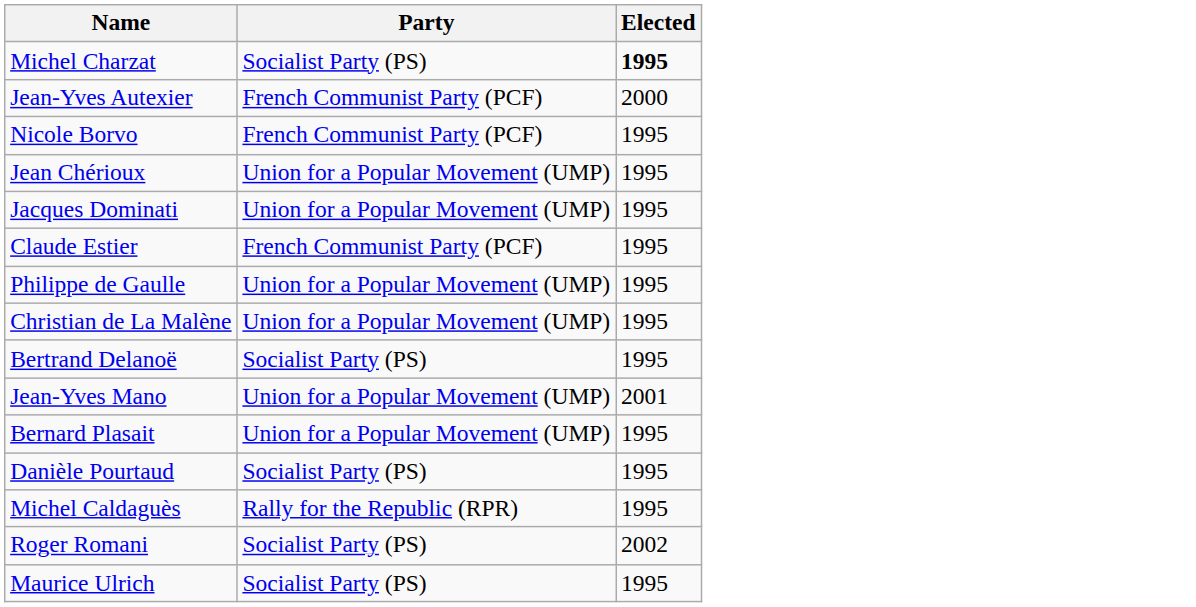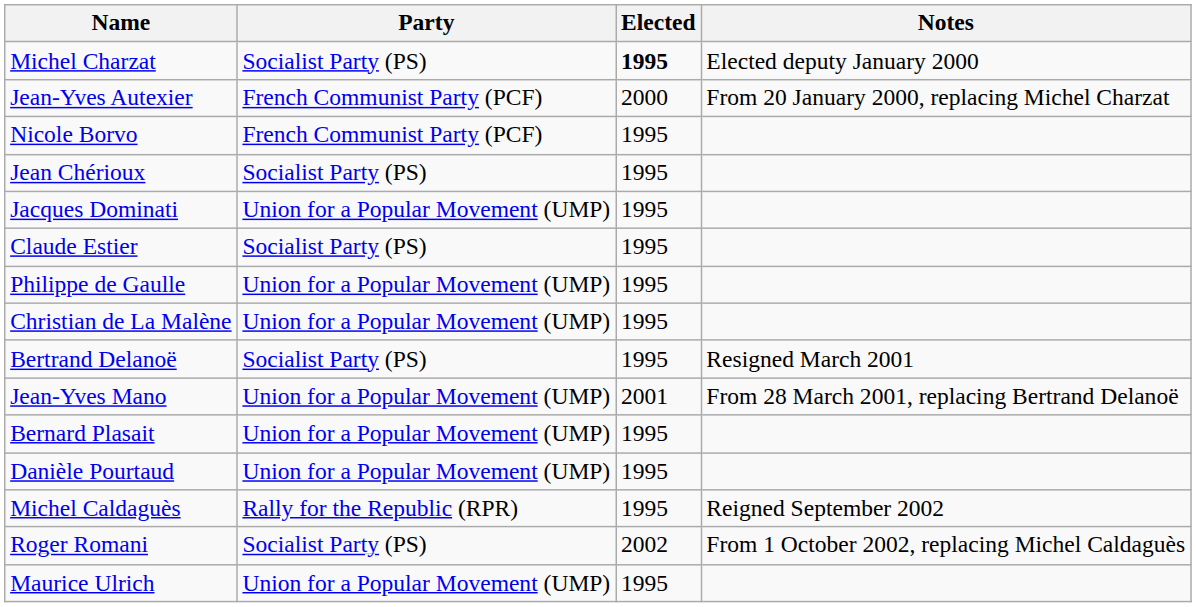+ column: (946, 23)
(426, 172) Union for a Popular Movement (UMP) -> (335, 172) Socialist Party (PS)
(392, 246) French Communist Party (PCF) -> (335, 246) Socialist Party (PS)
(335, 470) Socialist Party (PS) -> (426, 470) Union for a Popular Movement (UMP)
(335, 582) Socialist Party (PS) -> (426, 582) Union for a Popular Movement (UMP)
